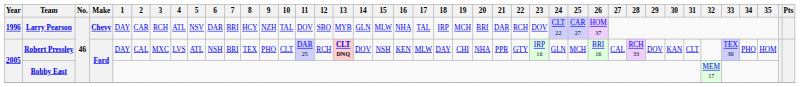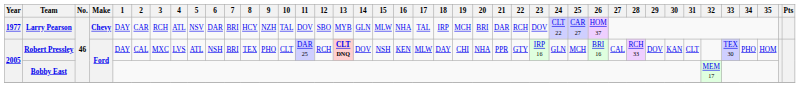(13, 28) 1996 -> (13, 28) 1977
